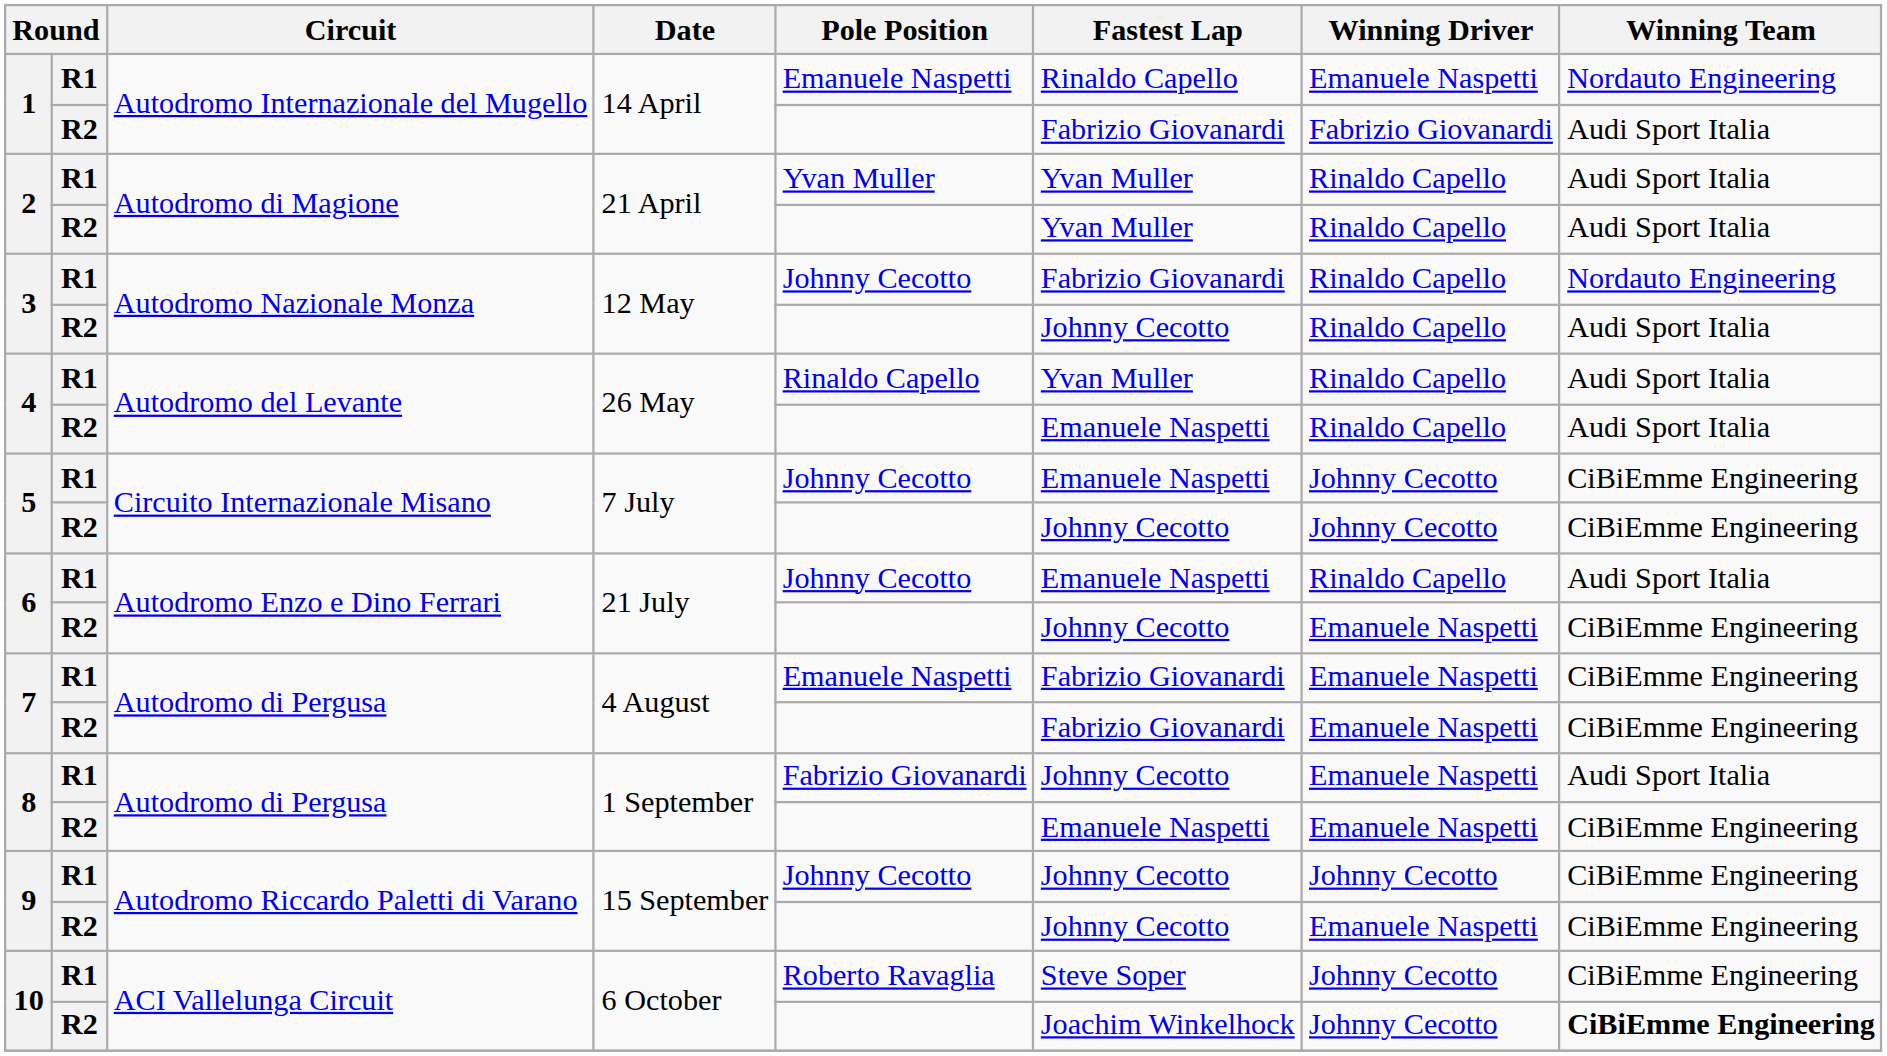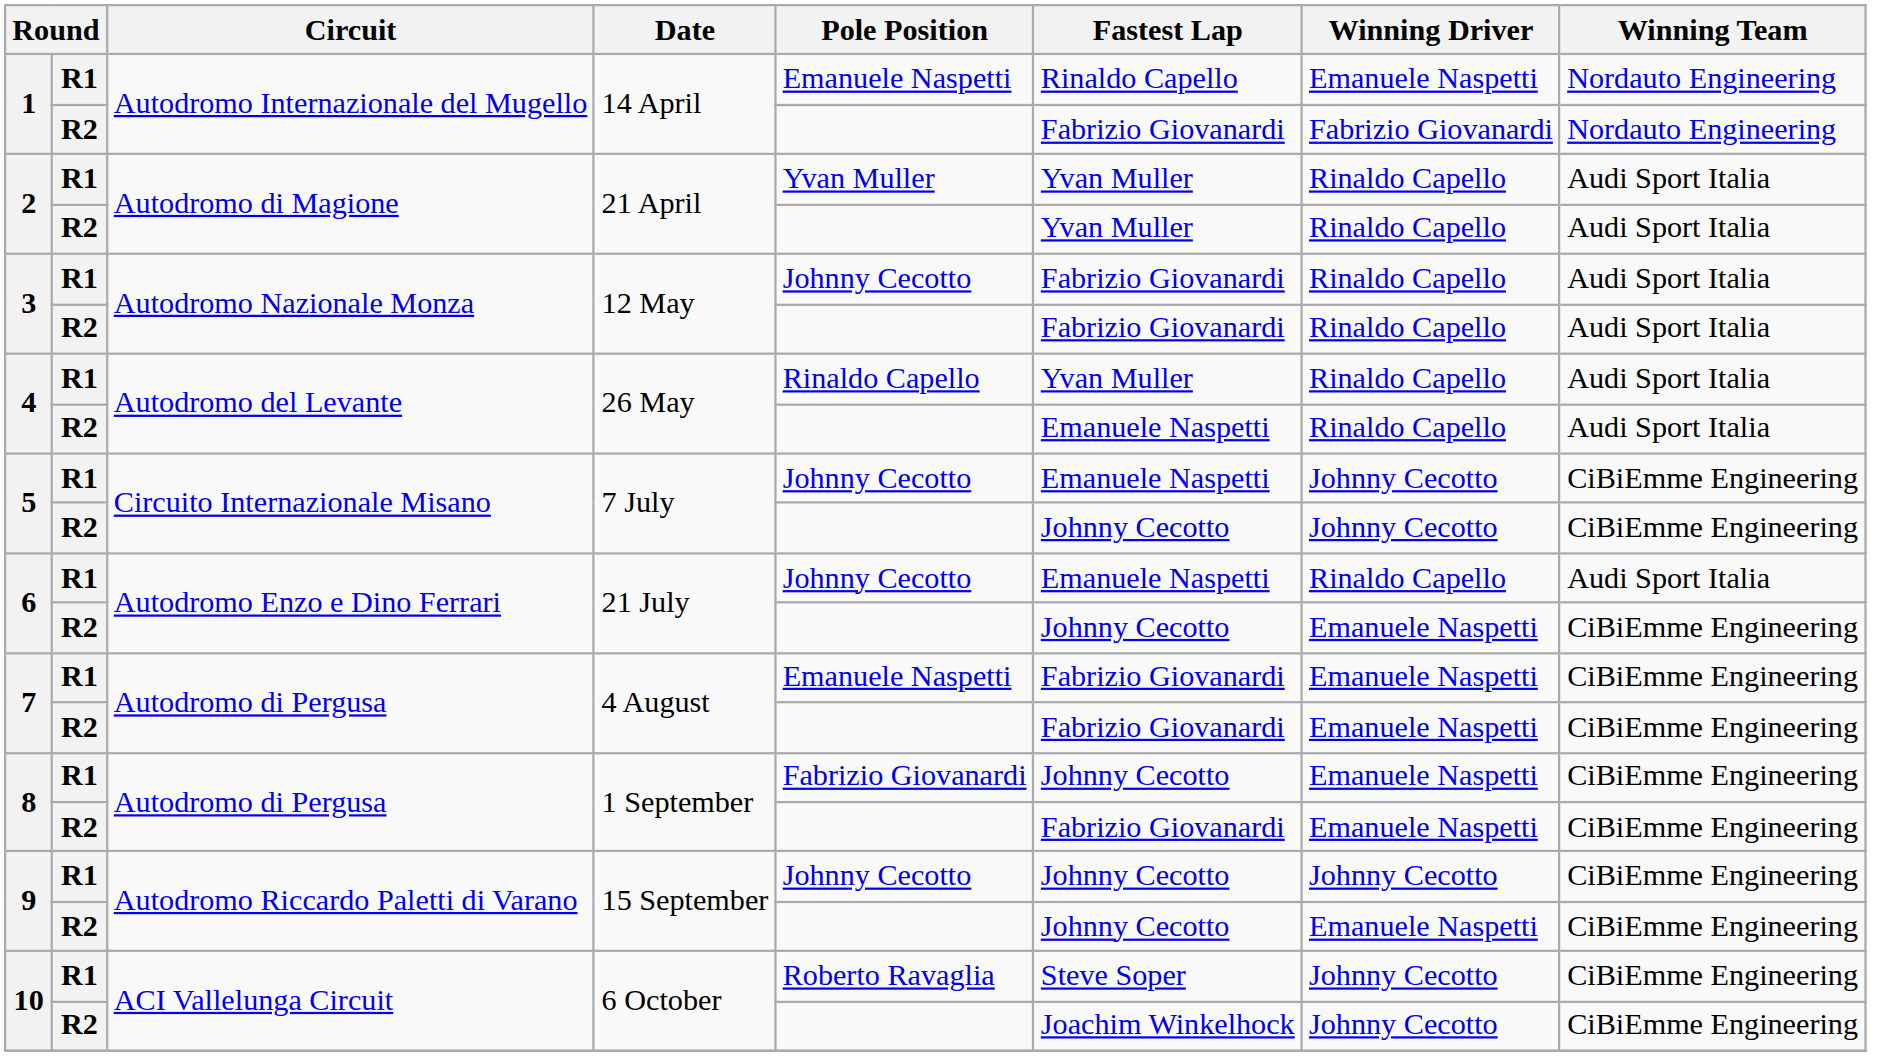(1669, 128) Audi Sport Italia -> (1702, 128) Nordauto Engineering
(1702, 278) Nordauto Engineering -> (1669, 278) Audi Sport Italia
(1135, 327) Johnny Cecotto -> (1163, 327) Fabrizio Giovanardi
(1669, 776) Audi Sport Italia -> (1713, 776) CiBiEmme Engineering
(1155, 825) Emanuele Naspetti -> (1163, 825) Fabrizio Giovanardi
(1721, 1025) bold -> (1713, 1025) normal
